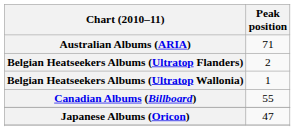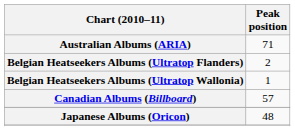(268, 98) 55 -> (268, 98) 57
(268, 116) 47 -> (268, 116) 48
